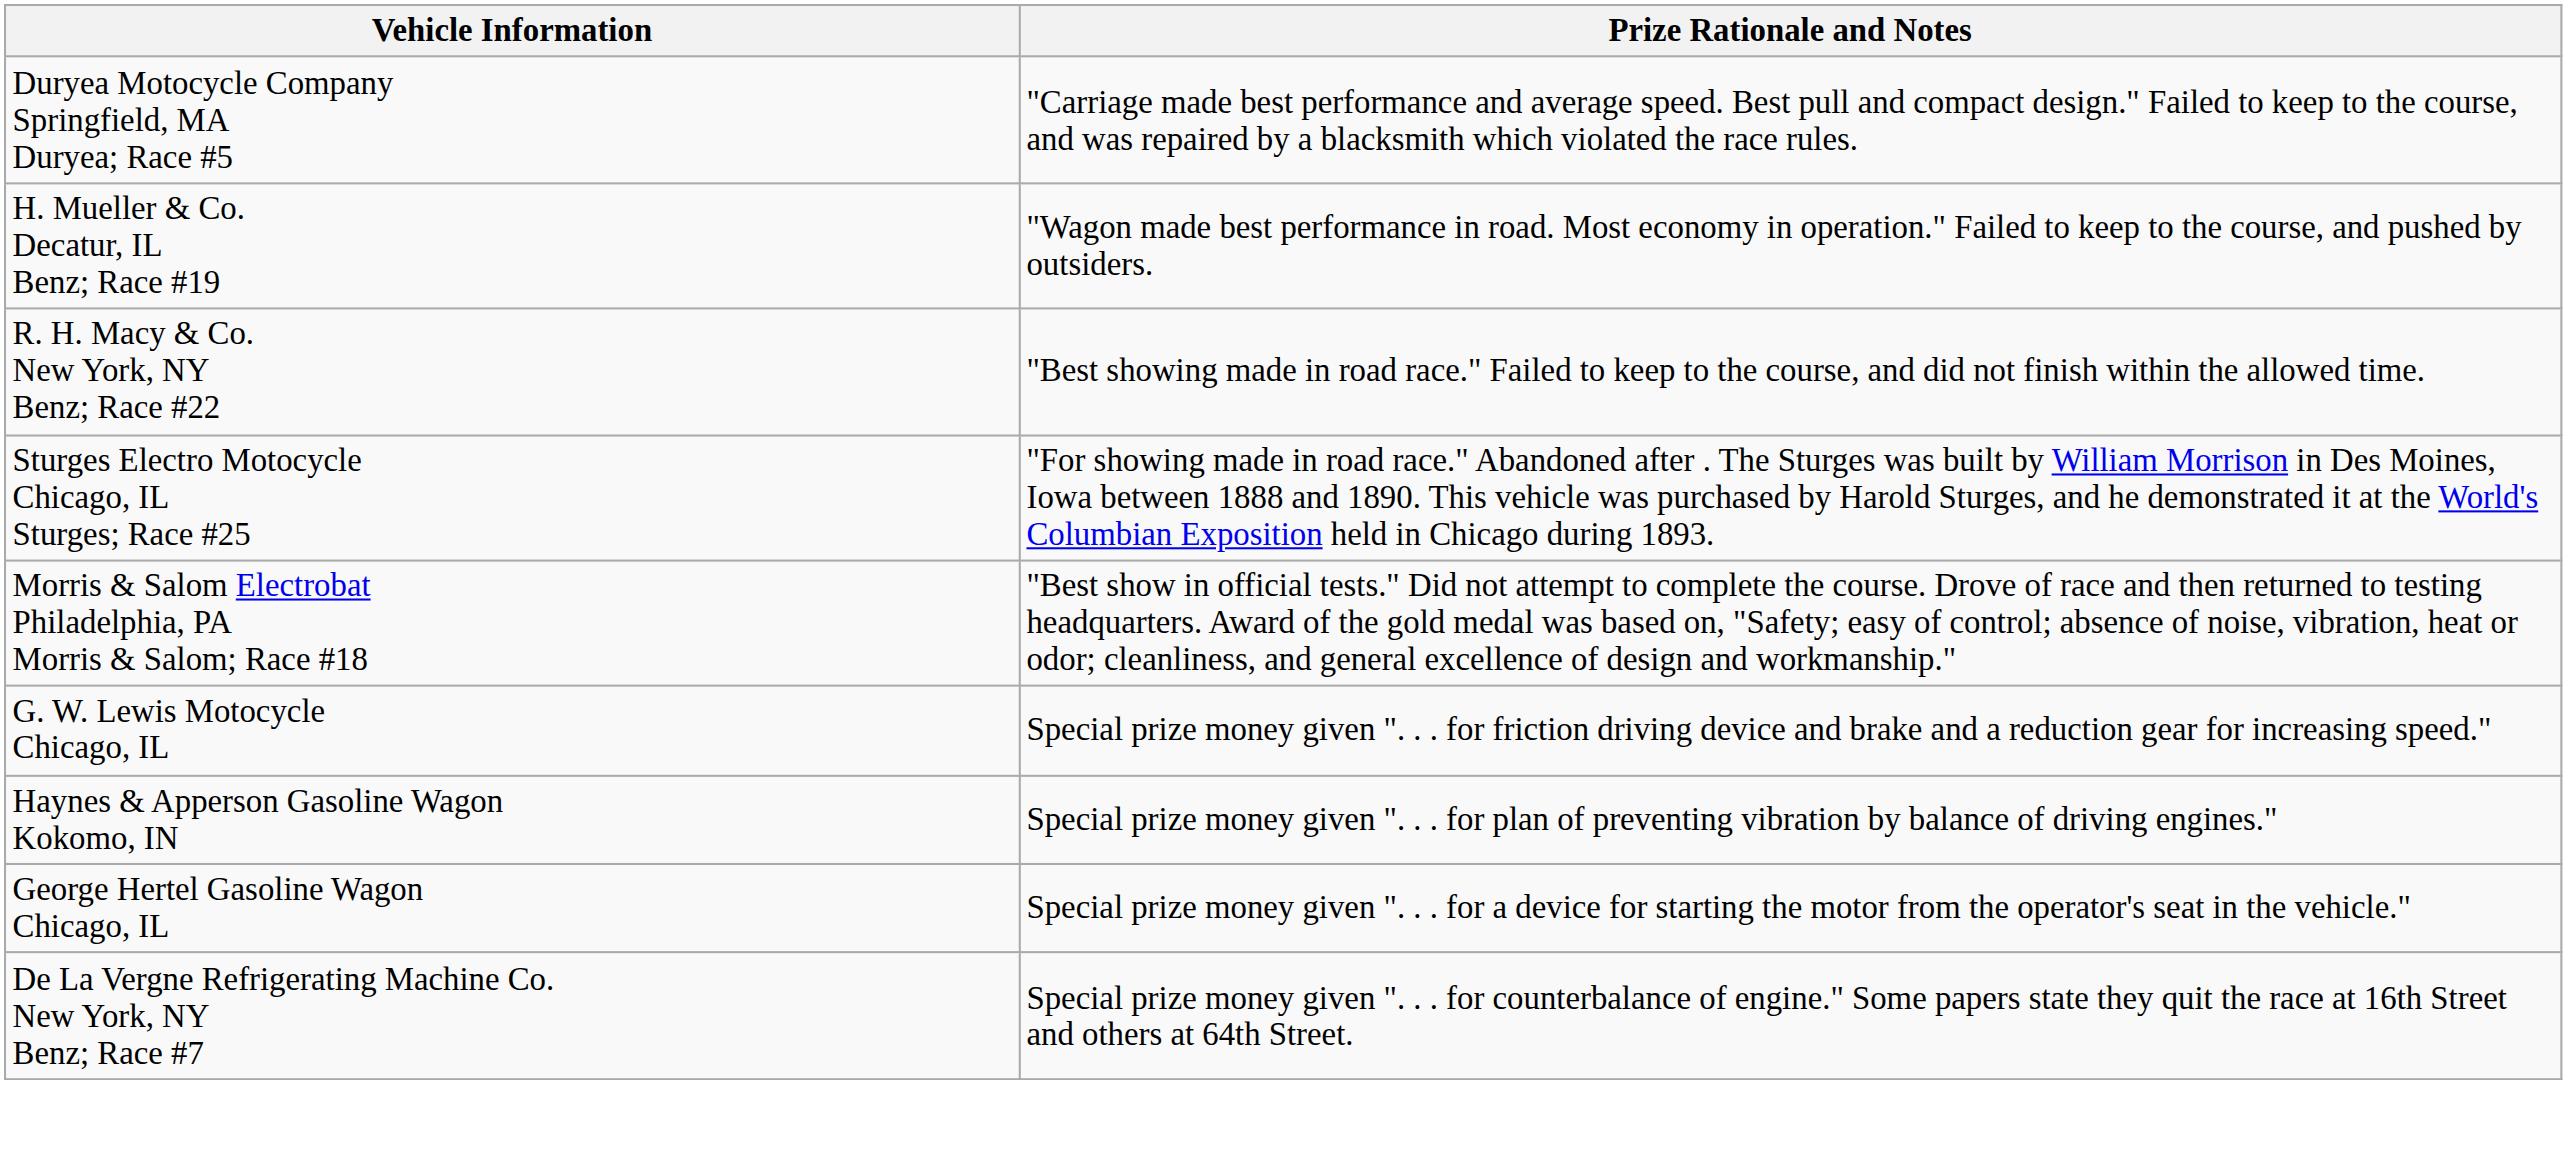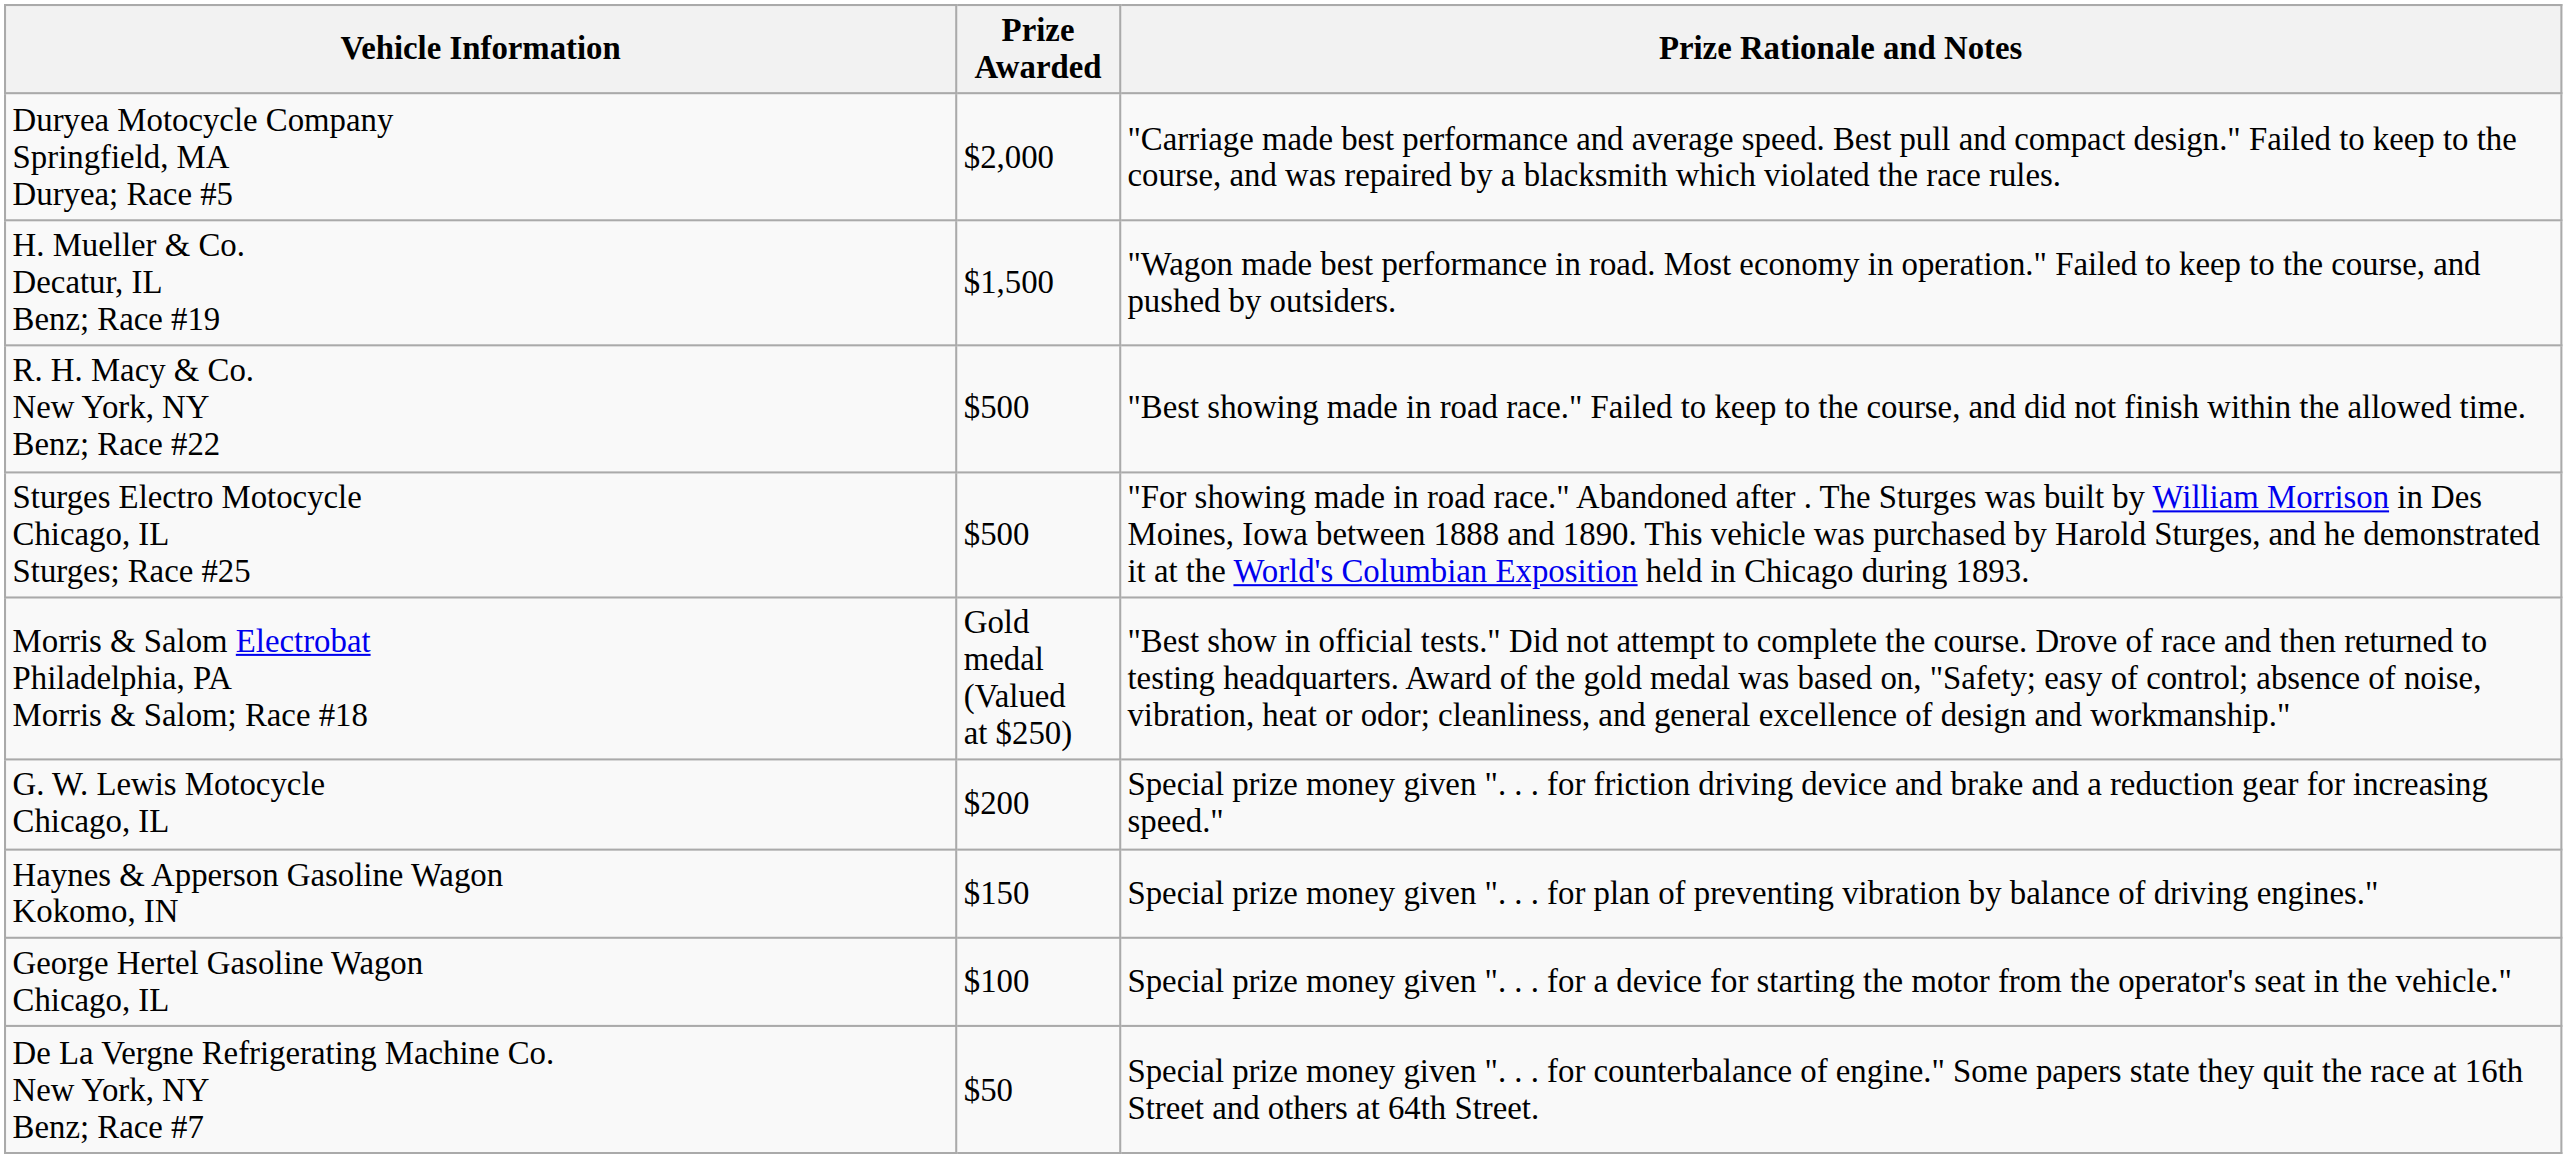+ column: (1038, 48)
